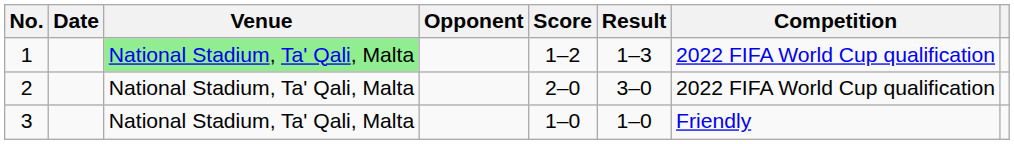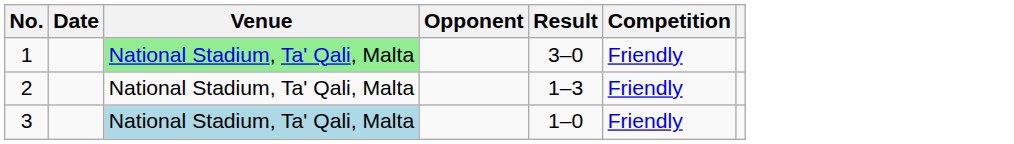- column: (563, 21)
(634, 54) 1–3 -> (566, 54) 3–0
(836, 54) 2022 FIFA World Cup qualification -> (645, 54) Friendly
(634, 88) 3–0 -> (566, 88) 1–3
(836, 88) 2022 FIFA World Cup qualification -> (645, 88) Friendly
(261, 121) no background -> (261, 121) lightblue background
